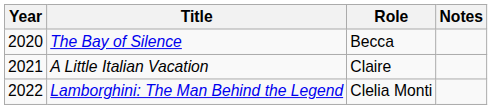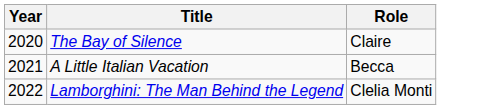- column: (461, 16)
(372, 41) Becca -> (371, 41) Claire
(371, 66) Claire -> (372, 66) Becca
